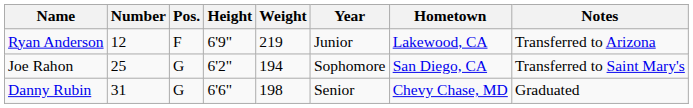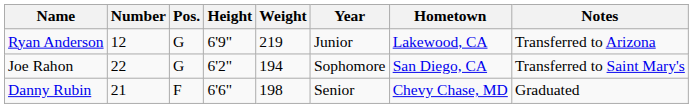(177, 41) F -> (179, 41) G
(118, 66) 25 -> (118, 66) 22
(118, 90) 31 -> (118, 90) 21
(179, 90) G -> (177, 90) F
